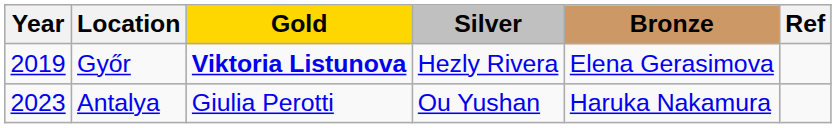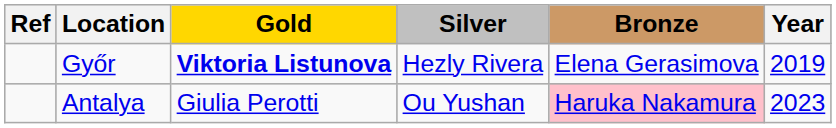columns swapped: (38, 24) <-> (805, 24)
(670, 102) no background -> (655, 102) pink background
